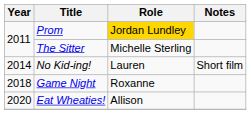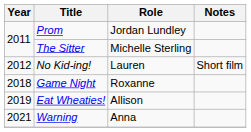(148, 30) gold background -> (148, 30) no background
(19, 65) 2014 -> (19, 65) 2012
(19, 100) 2020 -> (19, 100) 2019
+ row: (57, 118)
